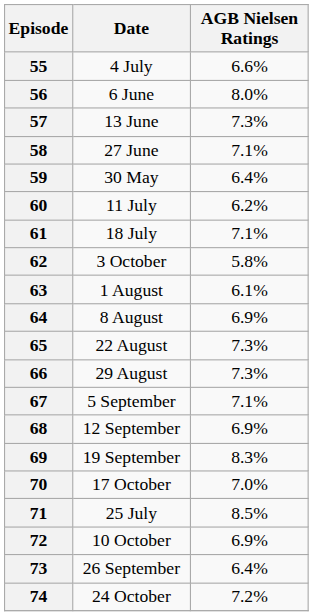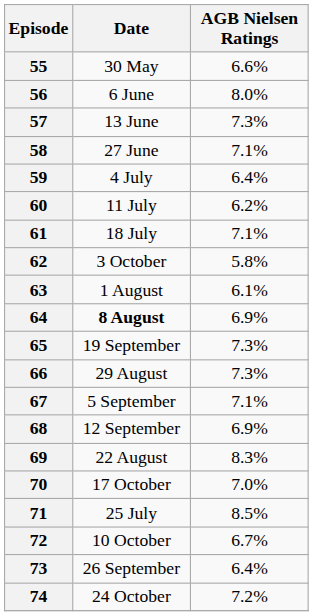(131, 66) 4 July -> (131, 66) 30 May
(131, 177) 30 May -> (131, 177) 4 July
(131, 317) normal -> (131, 317) bold
(131, 345) 22 August -> (131, 345) 19 September
(131, 456) 19 September -> (131, 456) 22 August
(249, 540) 6.9% -> (249, 540) 6.7%
